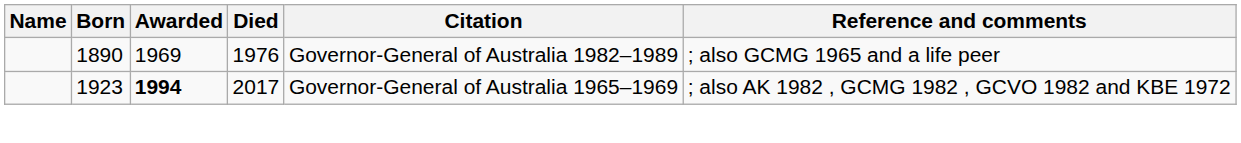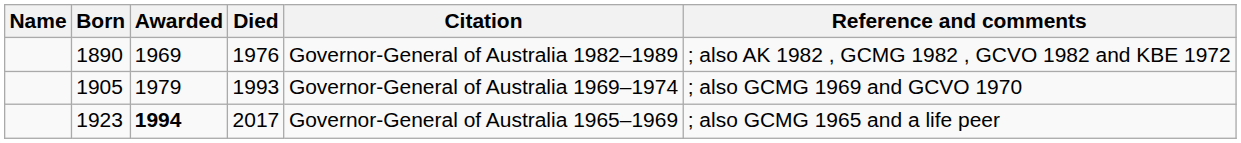(844, 54) ; also GCMG 1965 and a life peer -> (959, 54) ; also AK 1982 , GCMG 1982 , GCVO 1982 and KBE 1972
+ row: (100, 87)
(959, 87) ; also AK 1982 , GCMG 1982 , GCVO 1982 and KBE 1972 -> (844, 120) ; also GCMG 1965 and a life peer
